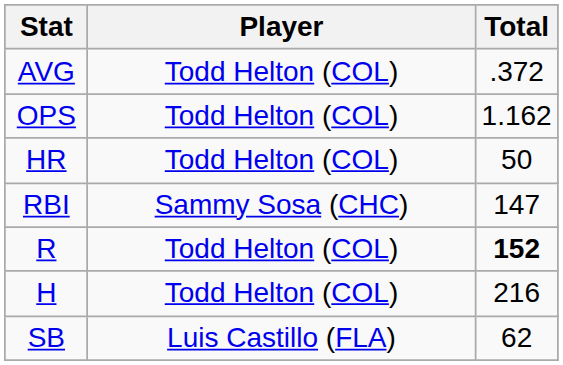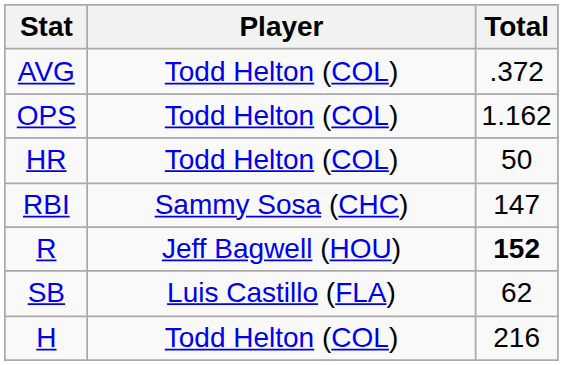(281, 248) Todd Helton (COL) -> (281, 248) Jeff Bagwell (HOU)
rows swapped: (46, 293) <-> (46, 337)
